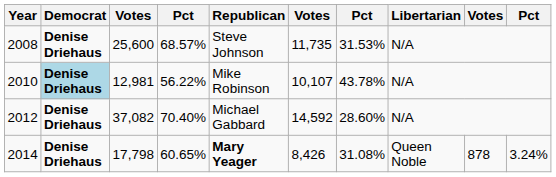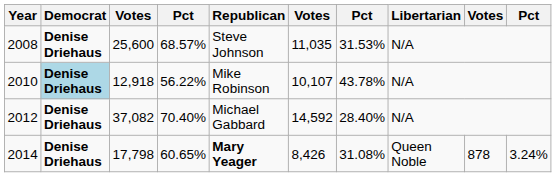(312, 44) 11,735 -> (312, 44) 11,035
(133, 81) 12,981 -> (133, 81) 12,918
(362, 117) 28.60% -> (362, 117) 28.40%
